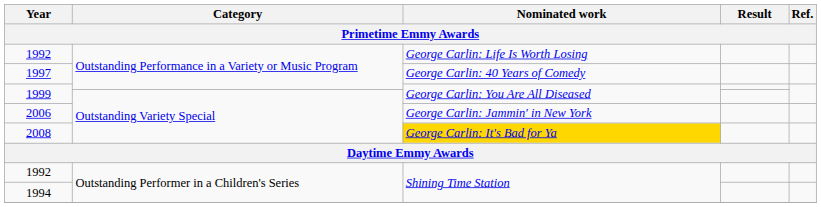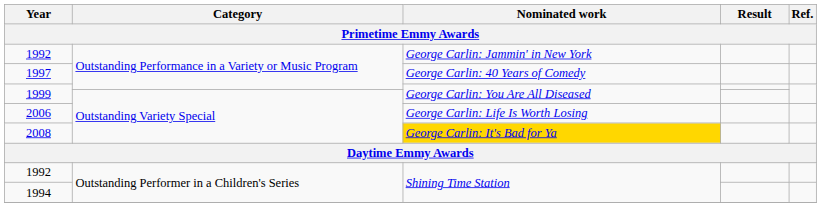(497, 53) George Carlin: Life Is Worth Losing -> (499, 53) George Carlin: Jammin' in New York
(499, 113) George Carlin: Jammin' in New York -> (497, 113) George Carlin: Life Is Worth Losing
